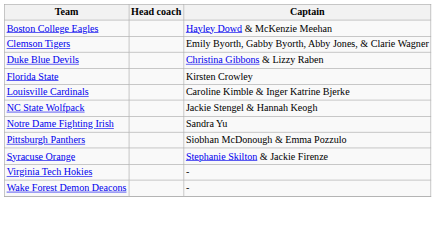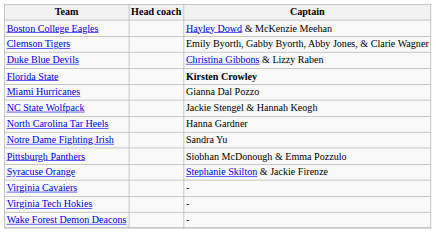(219, 76) normal -> (221, 76) bold
- row: (48, 92)
+ row: (43, 92)
+ row: (58, 124)
+ row: (42, 188)
